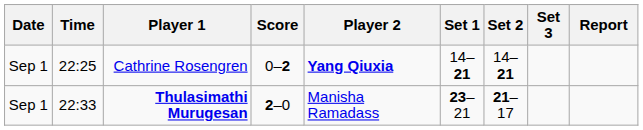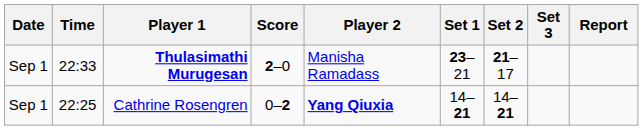rows swapped: (181, 65) <-> (201, 106)
